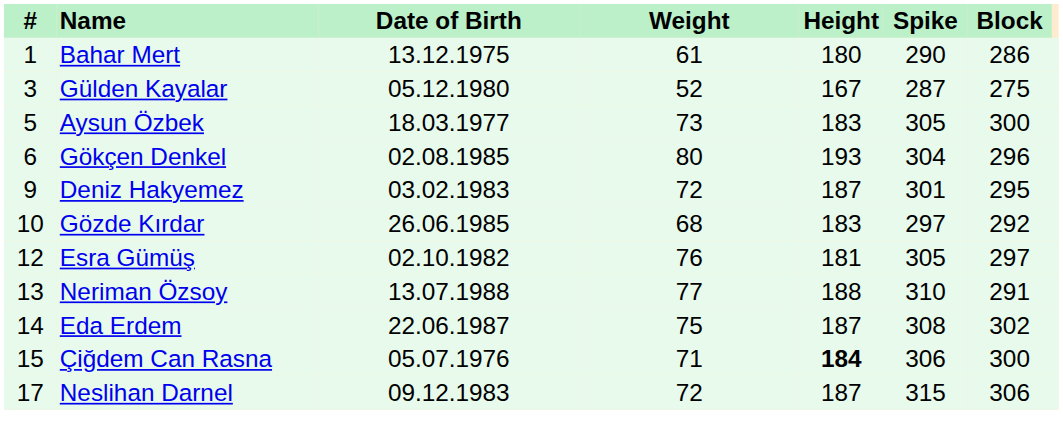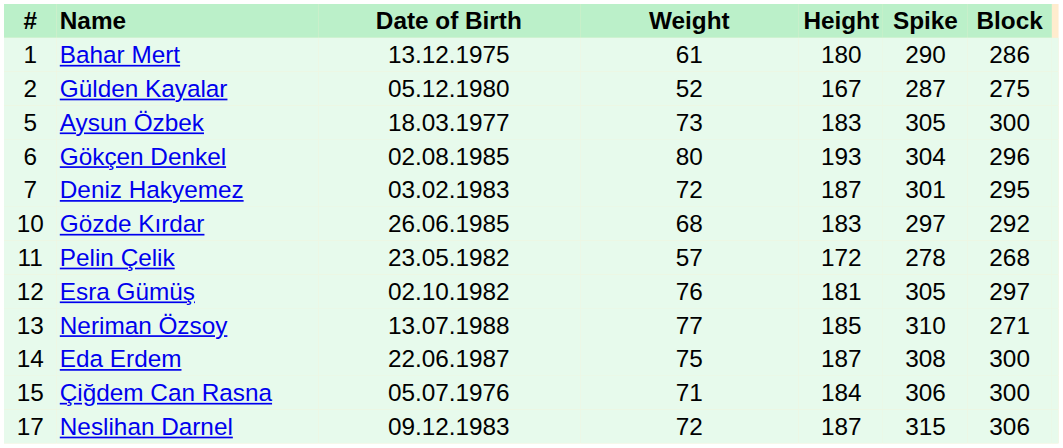(30, 89) 3 -> (30, 89) 2
(30, 190) 9 -> (30, 190) 7
+ row: (117, 258)
(841, 291) 188 -> (841, 325) 185
(1010, 291) 291 -> (1010, 325) 271
(1010, 325) 302 -> (1010, 359) 300
(841, 359) bold -> (841, 393) normal
